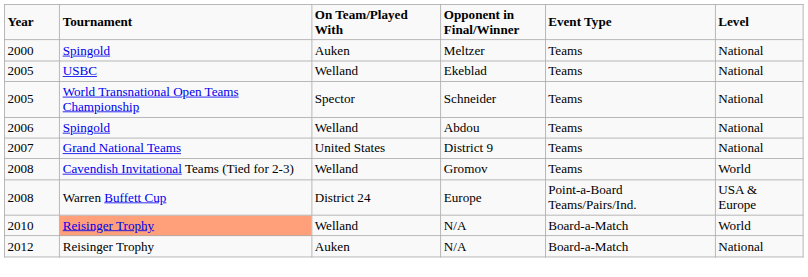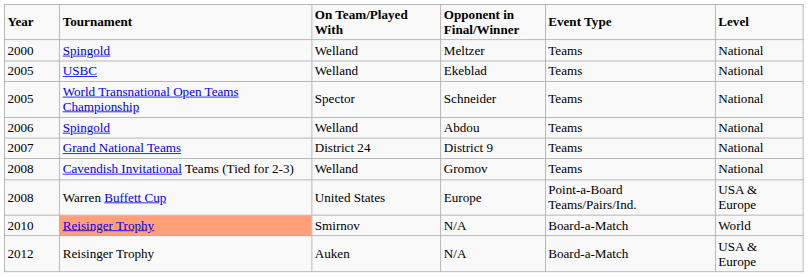(332, 50) Auken -> (336, 50) Welland
(350, 148) United States -> (343, 148) District 24
(735, 169) World -> (741, 169) National
(343, 197) District 24 -> (350, 197) United States
(336, 225) Welland -> (337, 225) Smirnov
(741, 246) National -> (738, 253) USA & Europe
